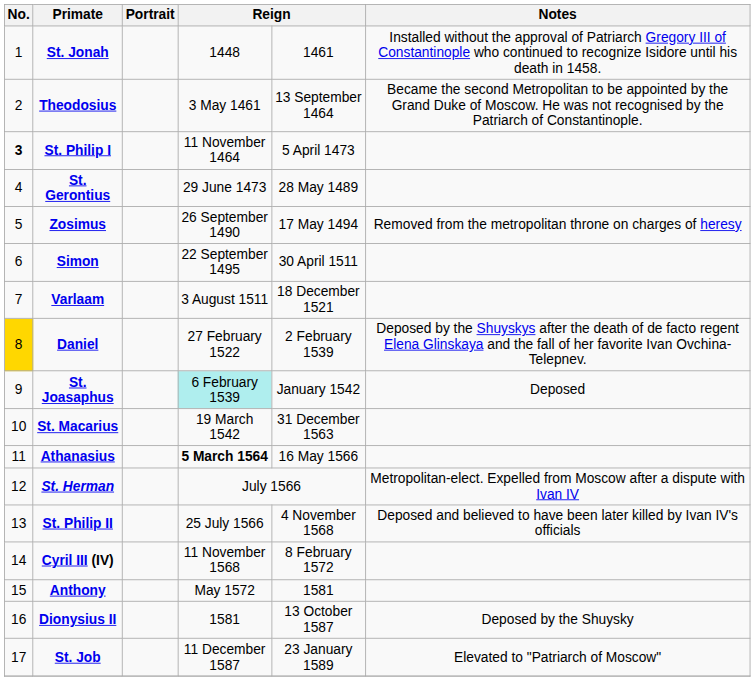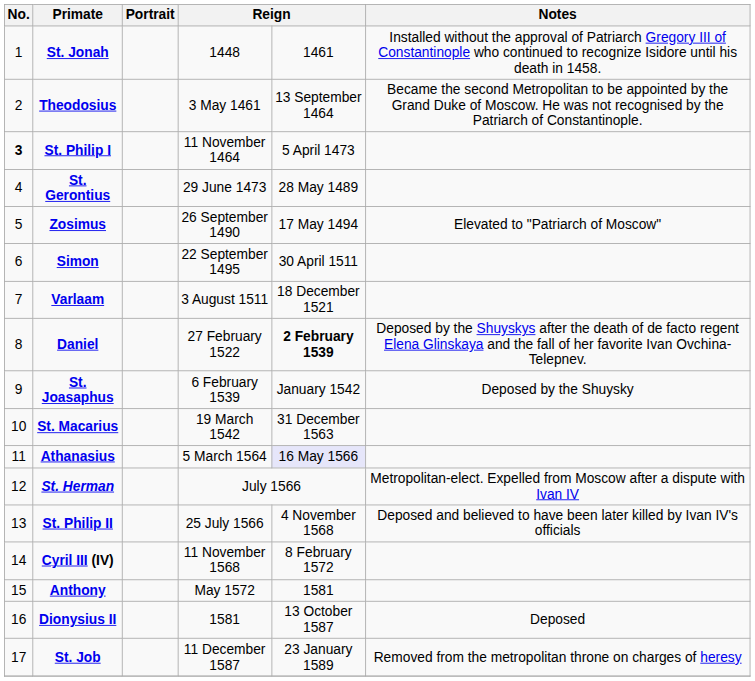(558, 225) Removed from the metropolitan throne on charges of heresy -> (558, 225) Elevated to "Patriarch of Moscow"
(19, 344) gold background -> (19, 344) no background
(318, 344) normal -> (318, 344) bold
(225, 389) paleturquoise background -> (225, 389) no background
(558, 389) Deposed -> (558, 389) Deposed by the Shuysky
(225, 456) bold -> (225, 456) normal
(318, 456) no background -> (318, 456) lavender background
(558, 619) Deposed by the Shuysky -> (558, 619) Deposed
(558, 657) Elevated to "Patriarch of Moscow" -> (558, 657) Removed from the metropolitan throne on charges of heresy
